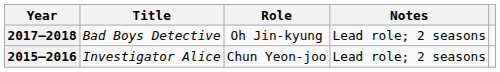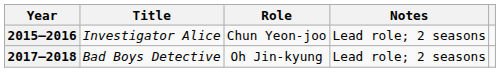rows swapped: (42, 56) <-> (42, 36)
